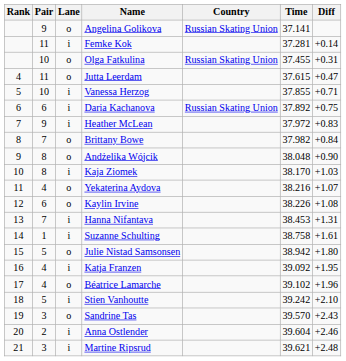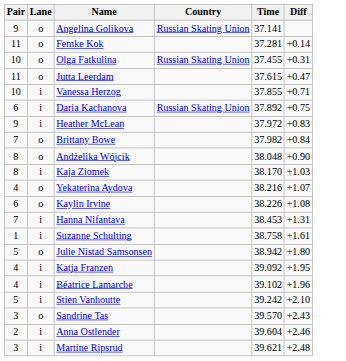- column: (18, 12)
(69, 44) i -> (41, 44) o
(69, 284) o -> (41, 284) i
